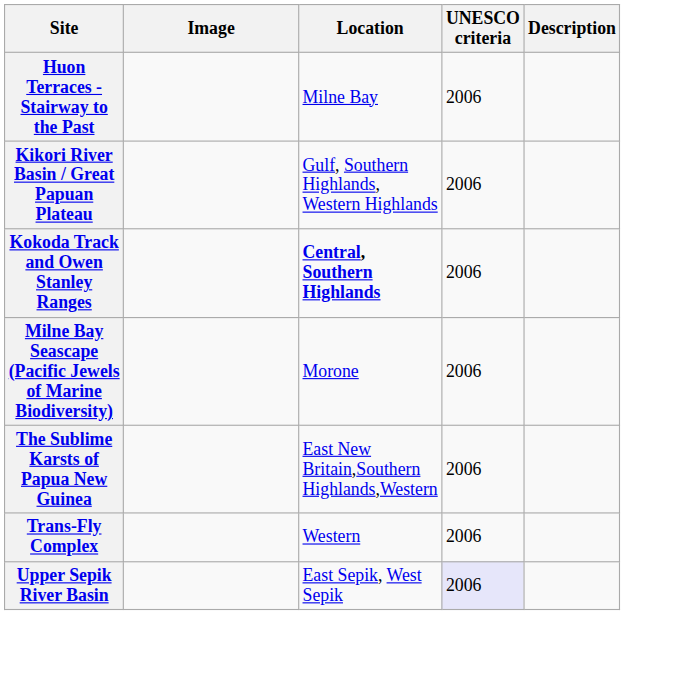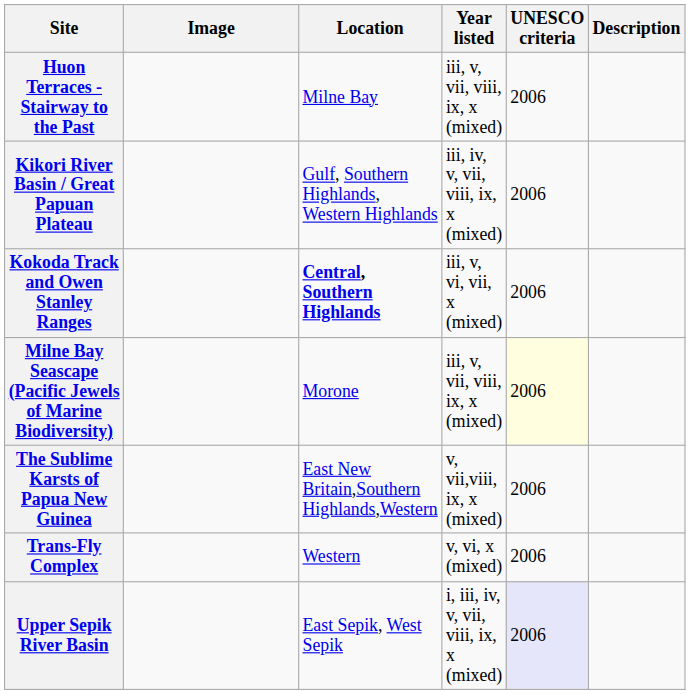+ column: (474, 28)
(464, 371) no background -> (528, 390) lightyellow background
